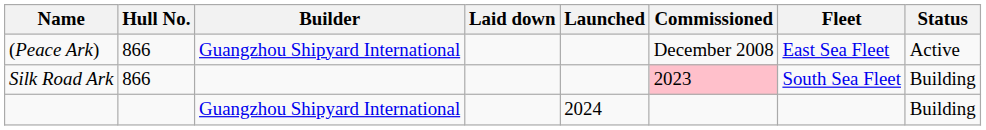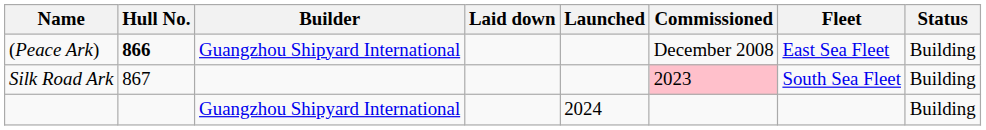(136, 49) normal -> (136, 49) bold
(935, 49) Active -> (943, 49) Building
(136, 79) 866 -> (136, 79) 867
